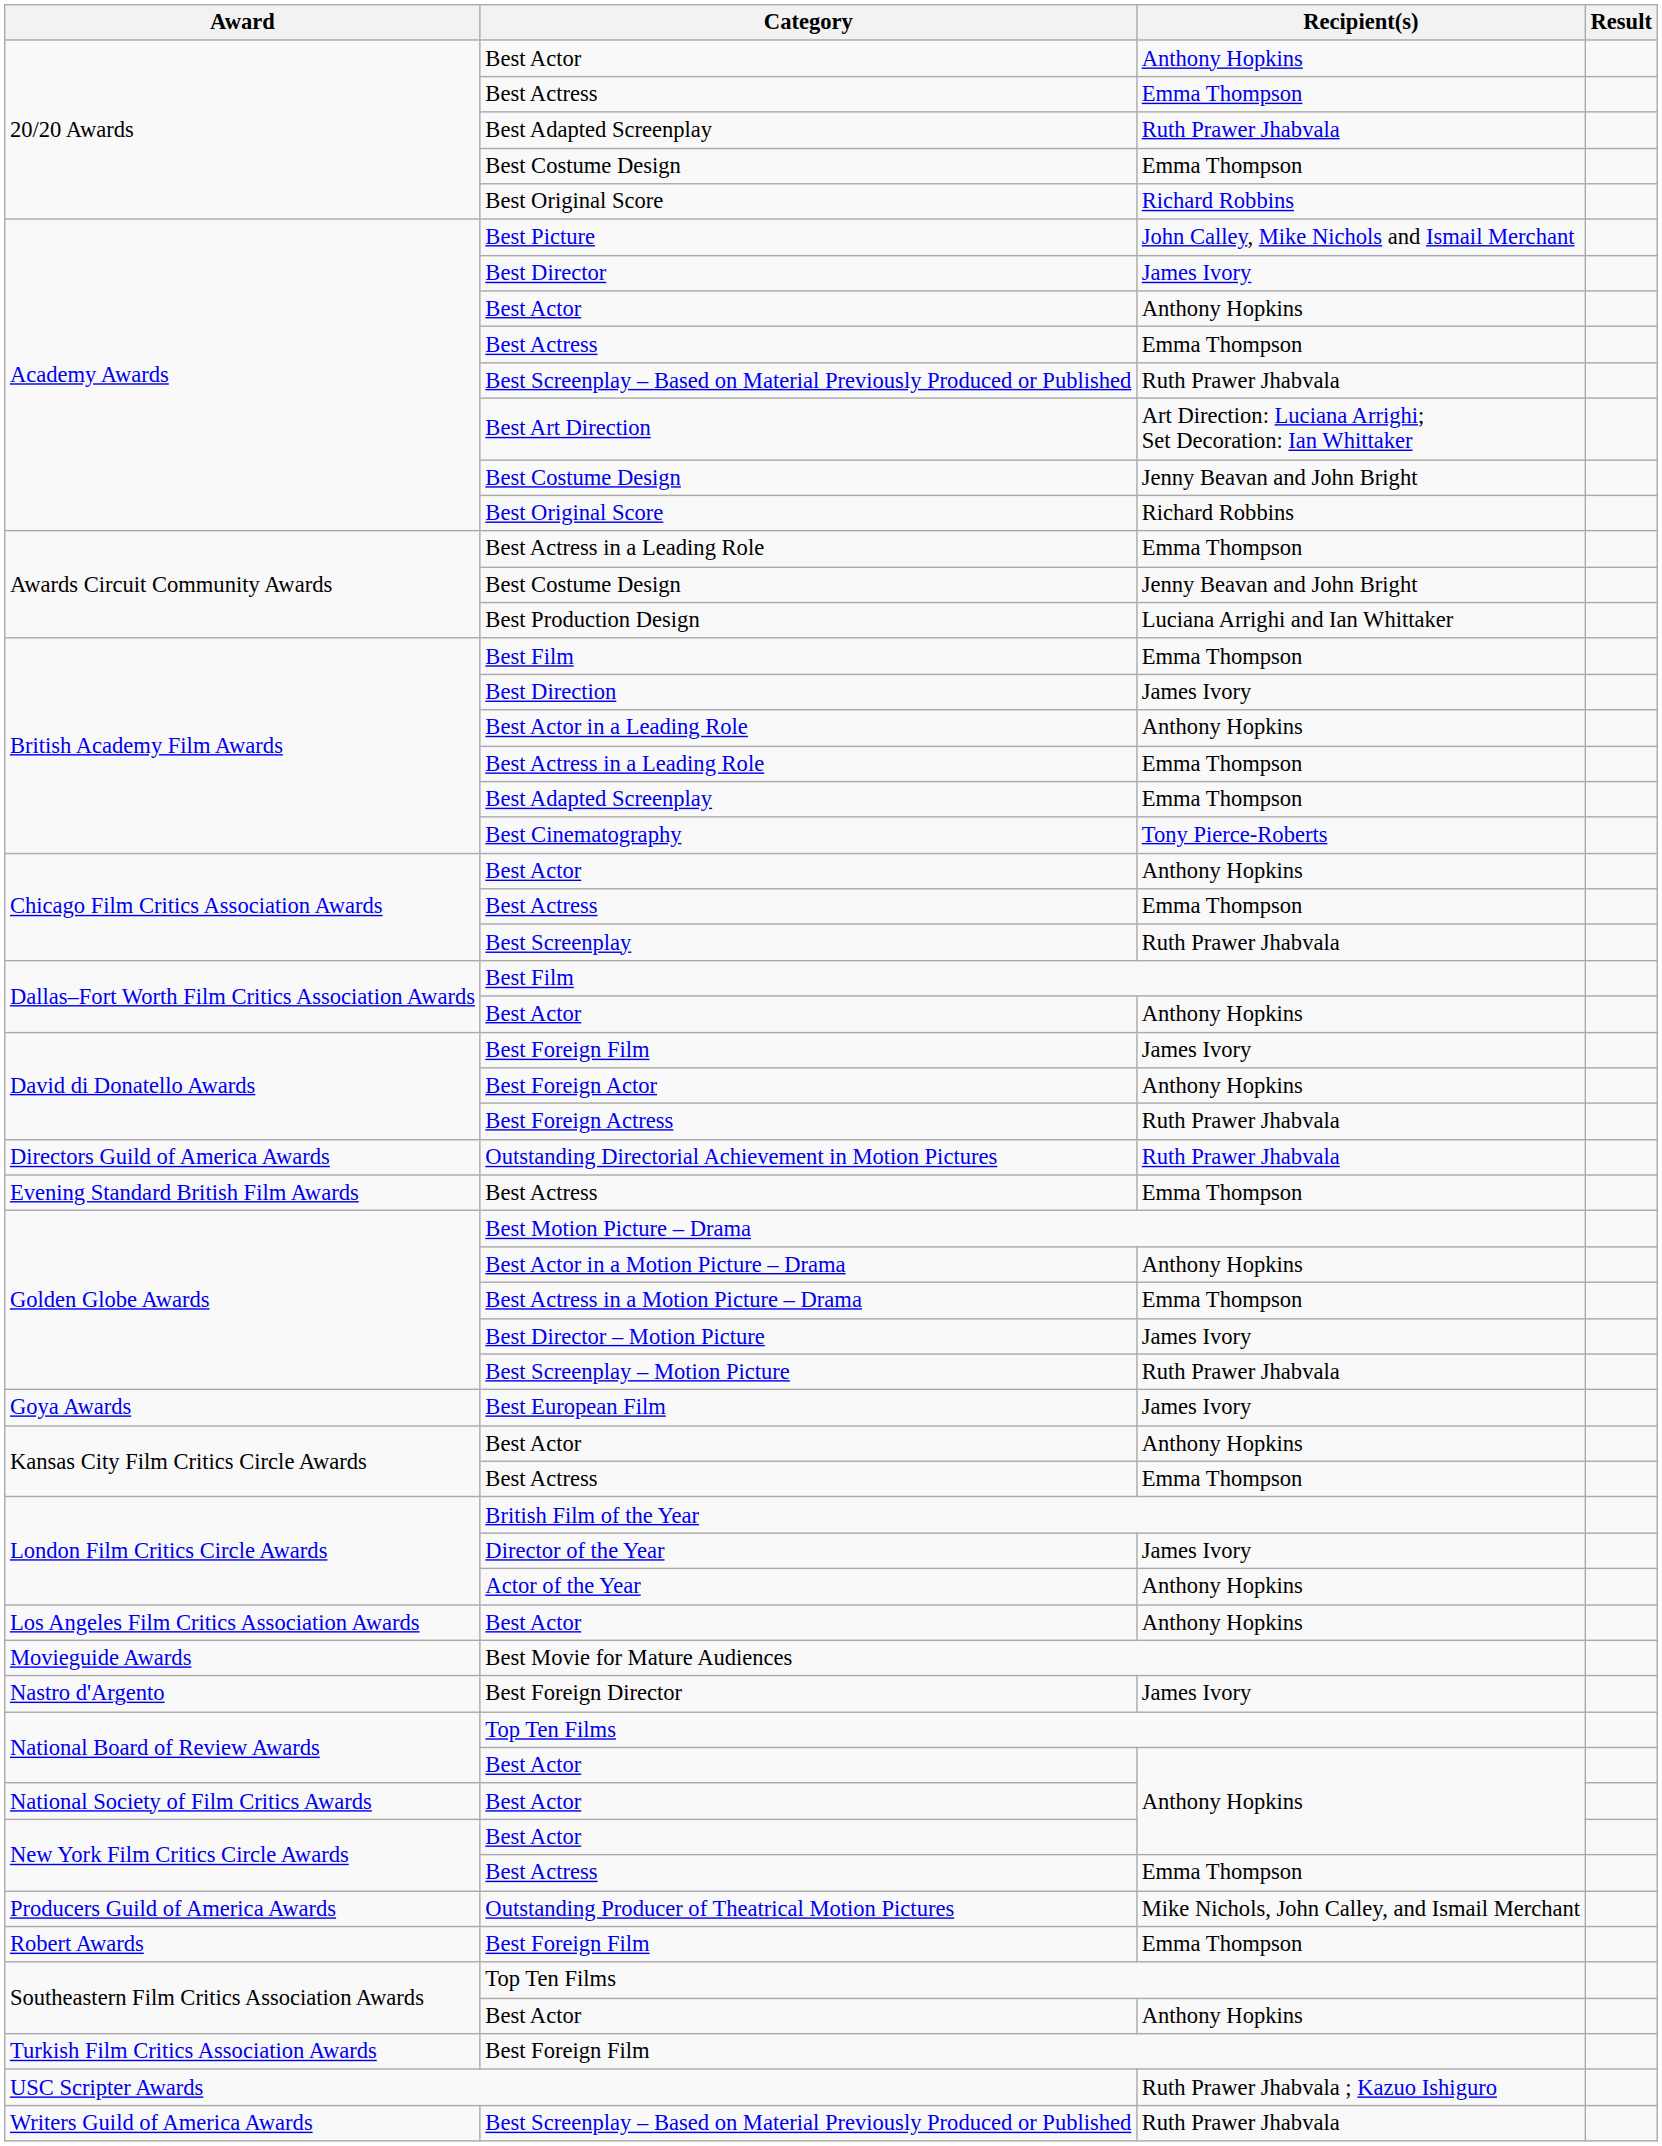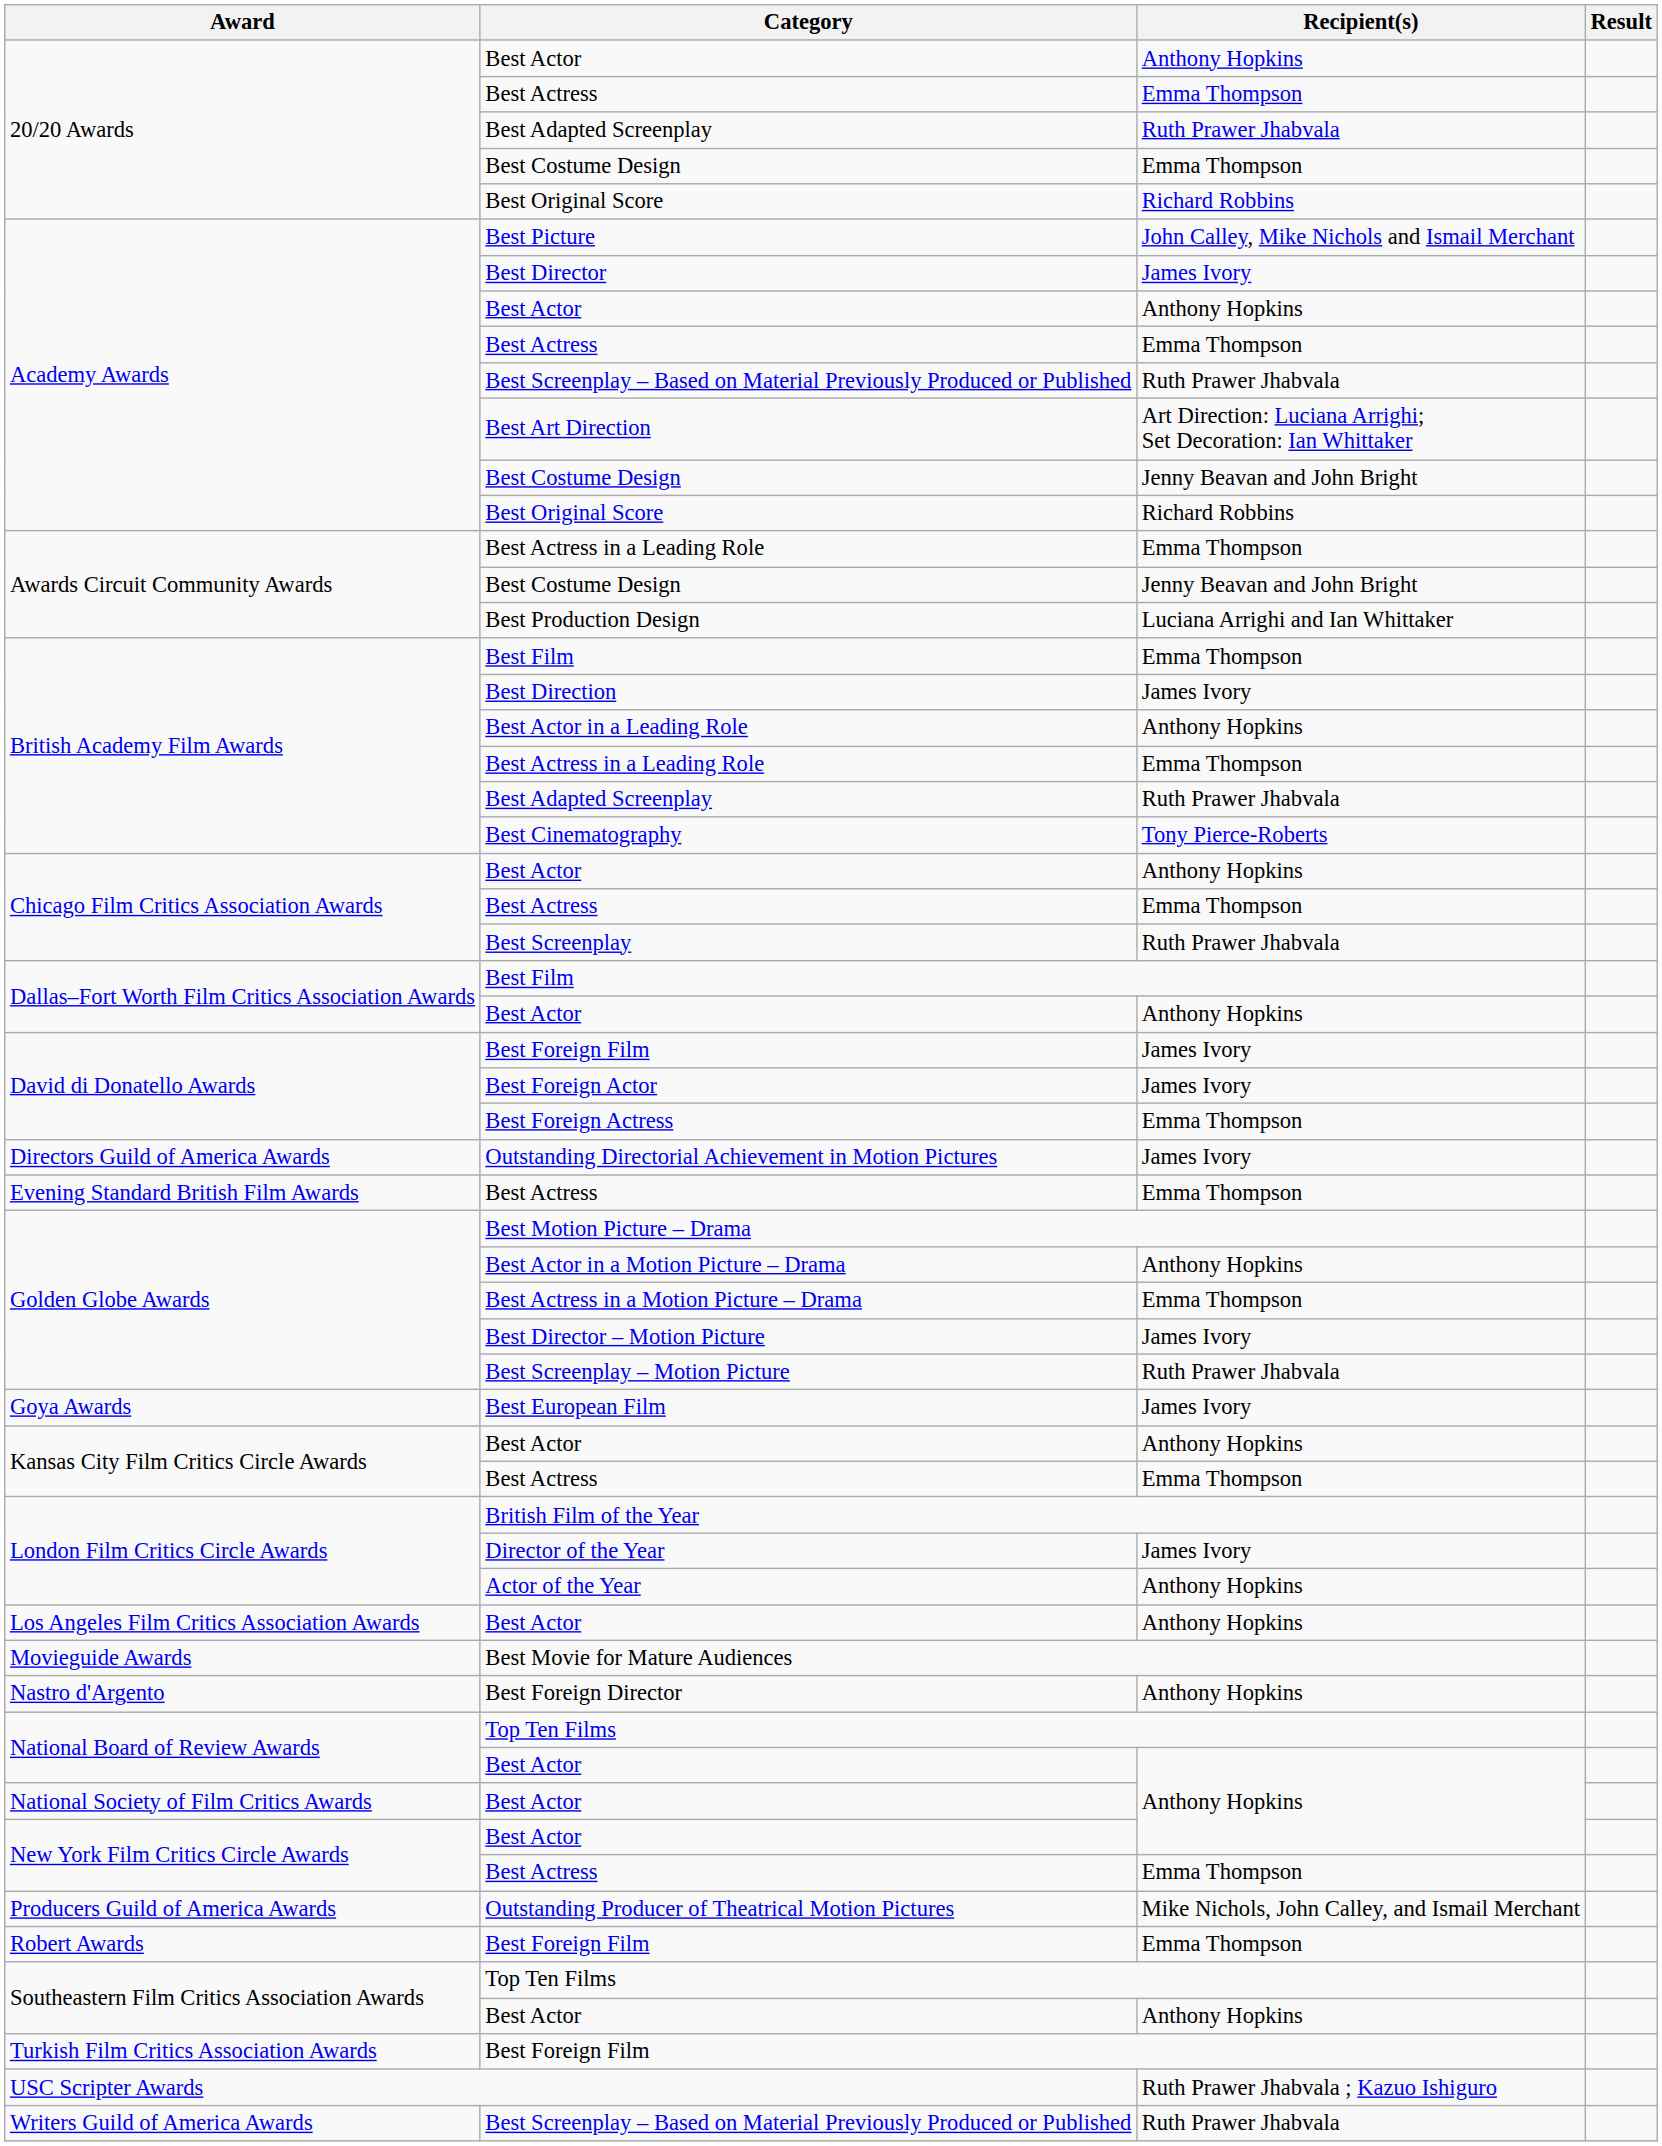(1222, 799) Emma Thompson -> (1241, 799) Ruth Prawer Jhabvala
(1222, 1085) Anthony Hopkins -> (1197, 1085) James Ivory
(1241, 1121) Ruth Prawer Jhabvala -> (1222, 1121) Emma Thompson
(1241, 1156) Ruth Prawer Jhabvala -> (1197, 1156) James Ivory
(1197, 1693) James Ivory -> (1222, 1693) Anthony Hopkins
